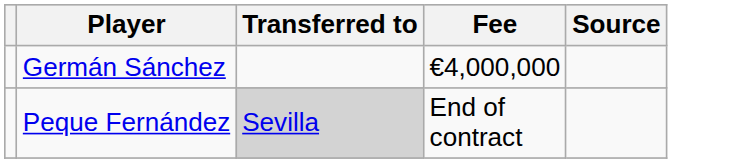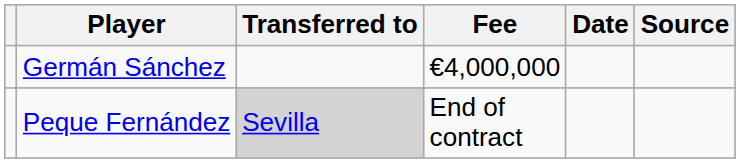+ column: (600, 25)
